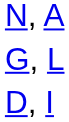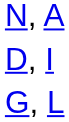rows swapped: (35, 59) <-> (29, 102)
